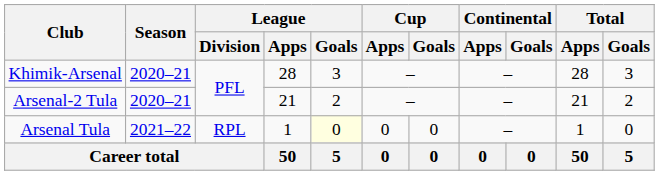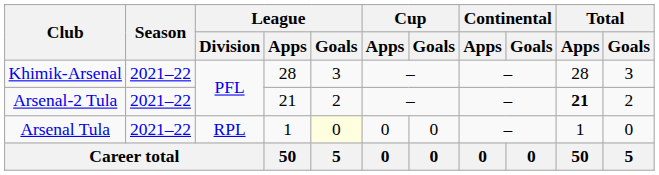(160, 73) 2020–21 -> (160, 73) 2021–22
(160, 101) 2020–21 -> (160, 101) 2021–22
(580, 101) normal -> (580, 101) bold
